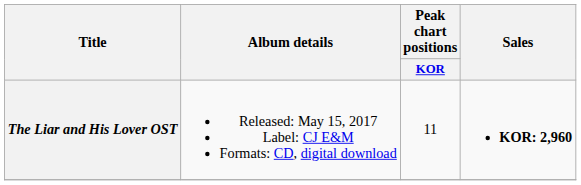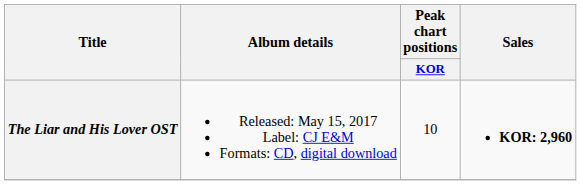(430, 129) 11 -> (430, 129) 10
